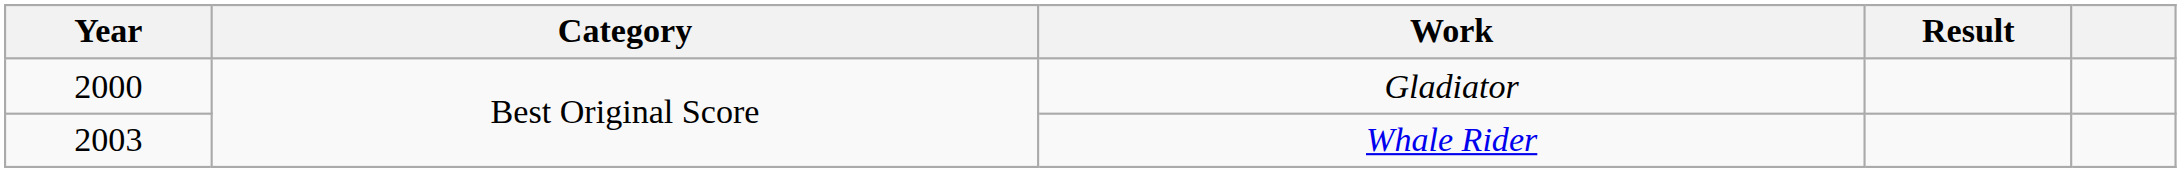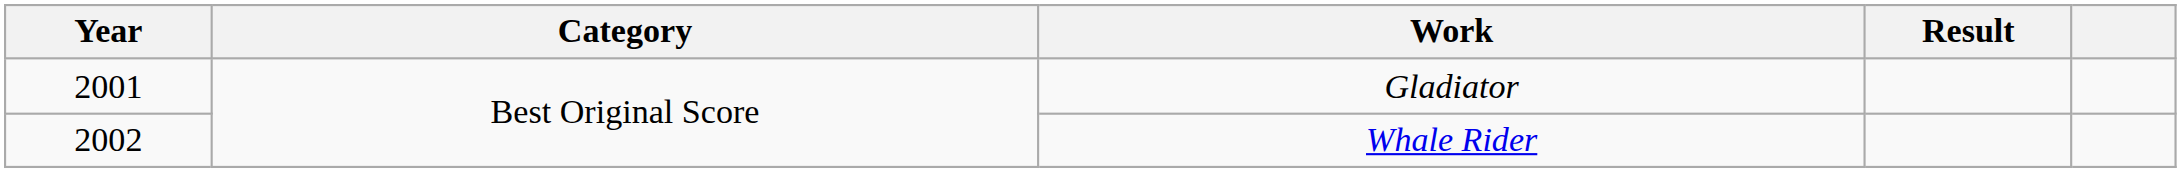(108, 85) 2000 -> (108, 85) 2001
(108, 139) 2003 -> (108, 139) 2002
